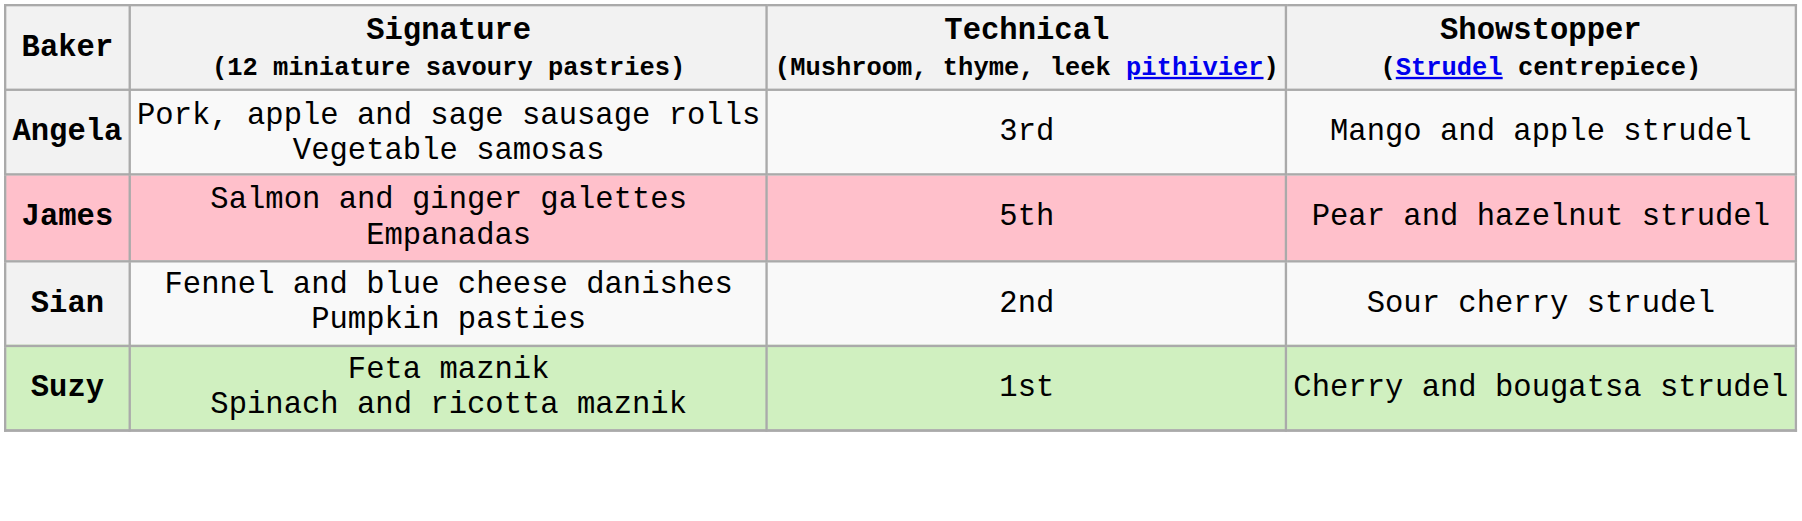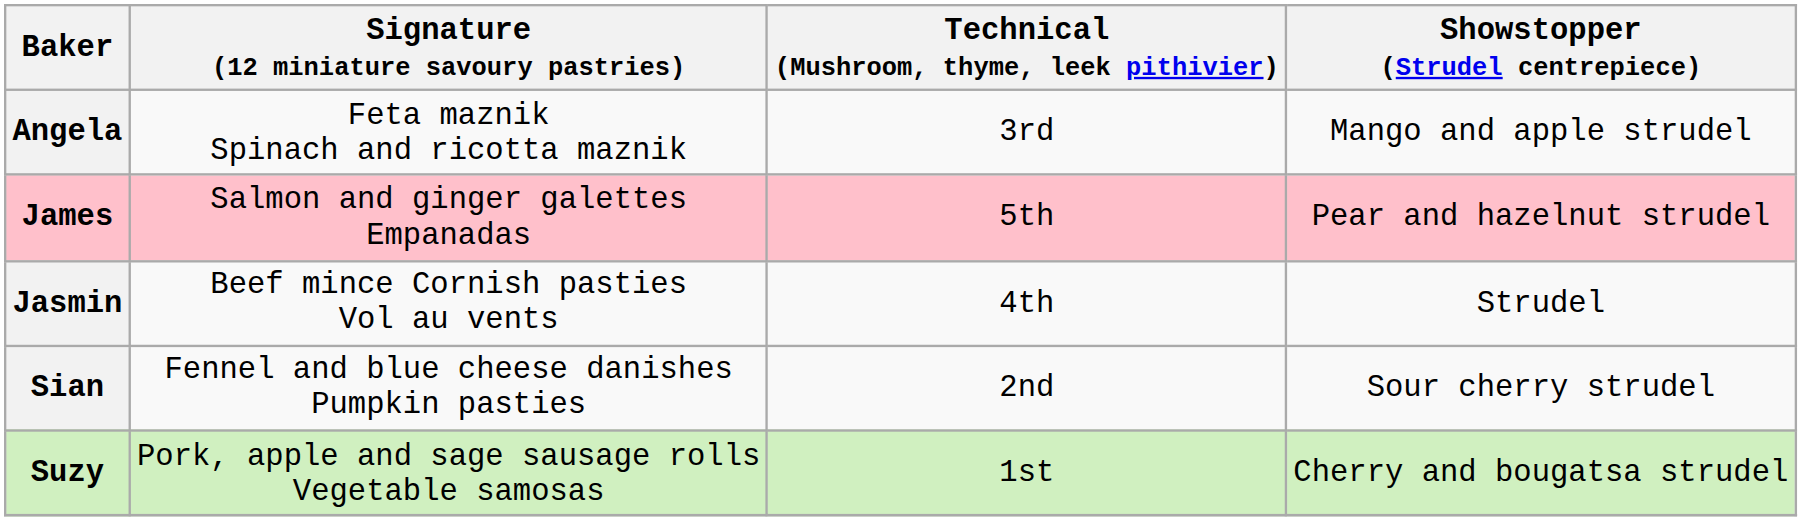(449, 133) Pork, apple and sage sausage rolls Vegetable samosas -> (449, 133) Feta maznik Spinach and ricotta maznik
+ row: (67, 303)
(449, 388) Feta maznik Spinach and ricotta maznik -> (449, 473) Pork, apple and sage sausage rolls Vegetable samosas
